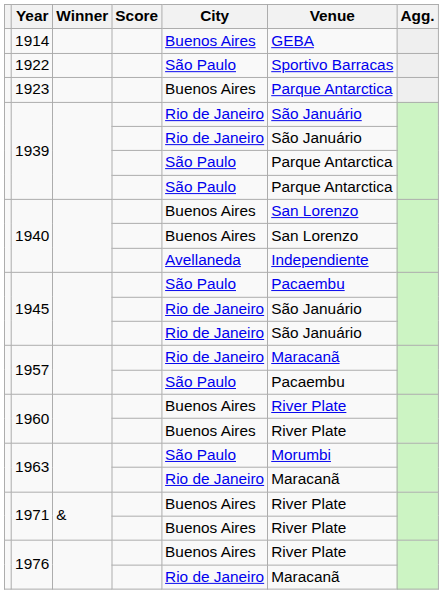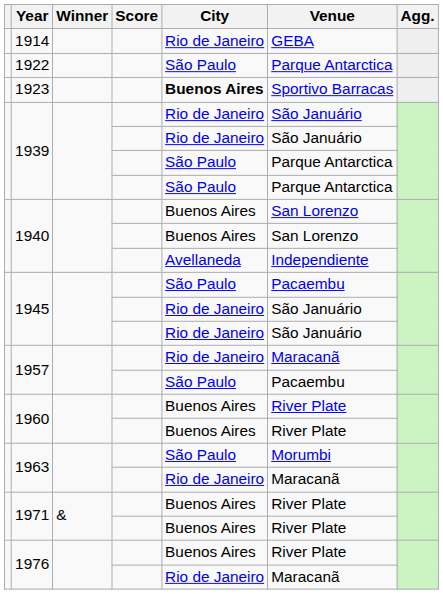(210, 41) Buenos Aires -> (215, 41) Rio de Janeiro
(332, 65) Sportivo Barracas -> (332, 65) Parque Antarctica
(210, 89) normal -> (214, 89) bold
(332, 89) Parque Antarctica -> (332, 89) Sportivo Barracas
